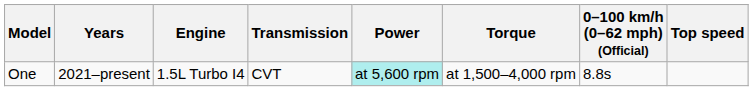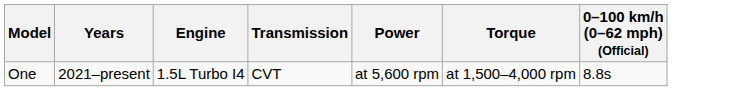- column: (708, 33)
(397, 74) paleturquoise background -> (397, 74) no background
